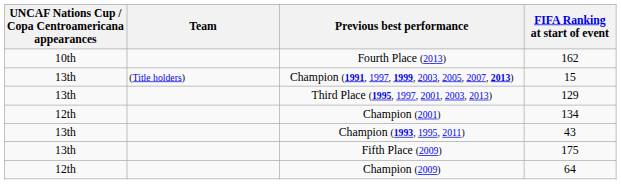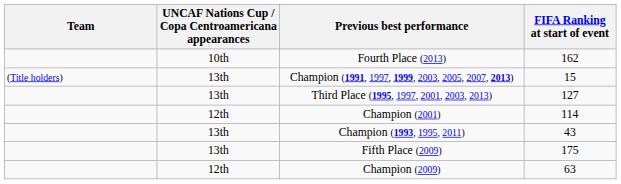columns swapped: (203, 26) <-> (66, 26)
(570, 95) 129 -> (570, 95) 127
(570, 114) 134 -> (570, 114) 114
(570, 169) 64 -> (570, 169) 63
